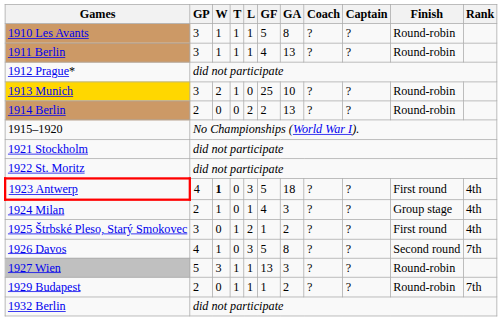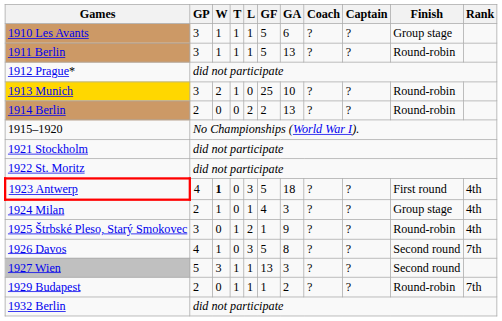(286, 33) 8 -> (286, 33) 6
(424, 33) Round-robin -> (423, 33) Group stage
(264, 52) 4 -> (264, 52) 5
(286, 229) 2 -> (286, 229) 9
(420, 229) First round -> (424, 229) Round-robin
(424, 267) Round-robin -> (427, 267) Second round
